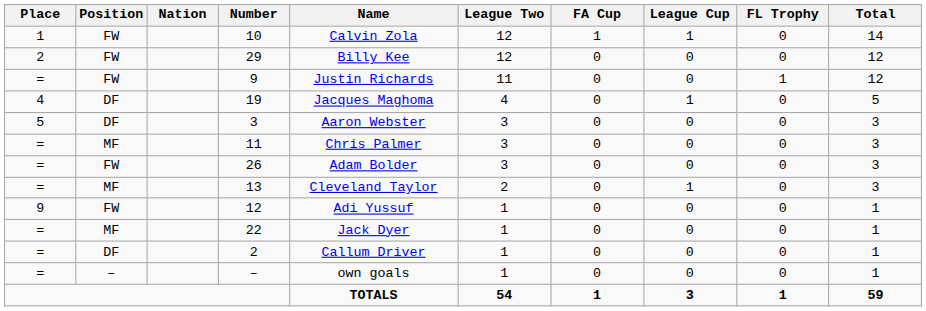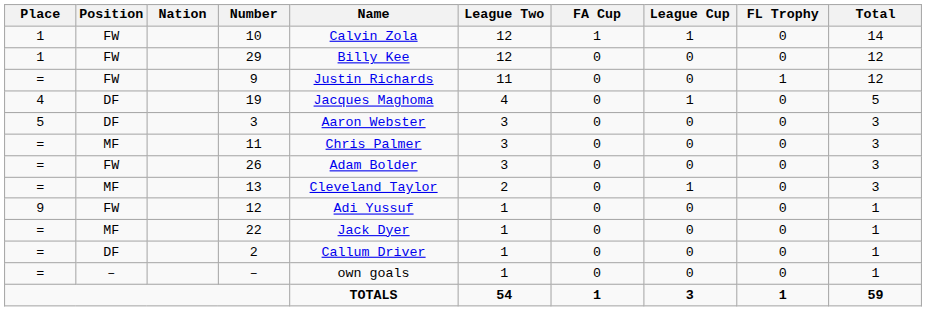(40, 59) 2 -> (40, 59) 1
